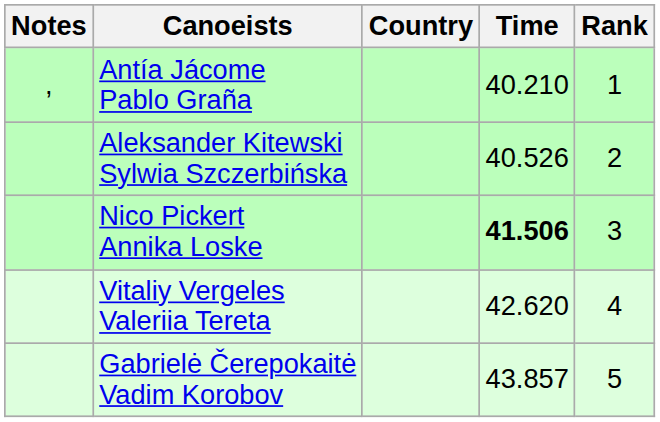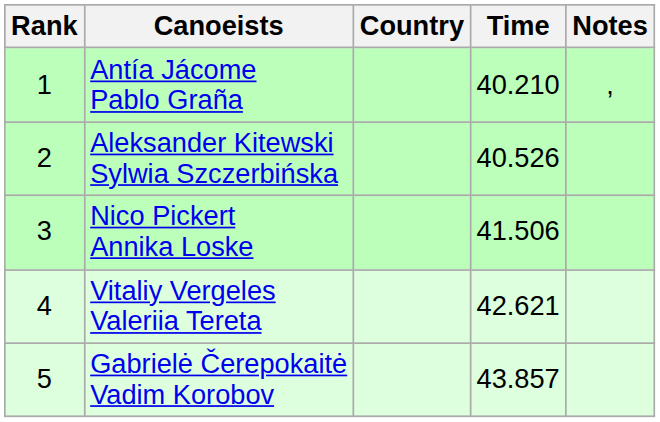columns swapped: (615, 26) <-> (49, 26)
(527, 231) bold -> (518, 231) normal
(527, 305) 42.620 -> (518, 305) 42.621
